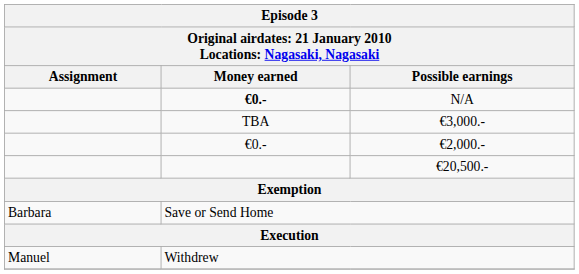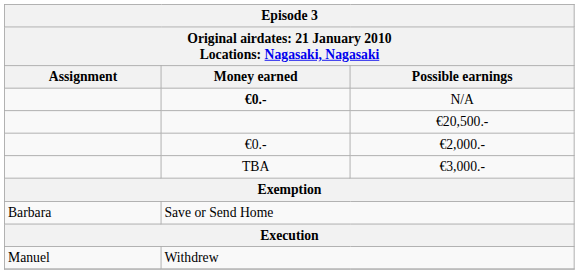rows swapped: (462, 122) <-> (462, 167)
